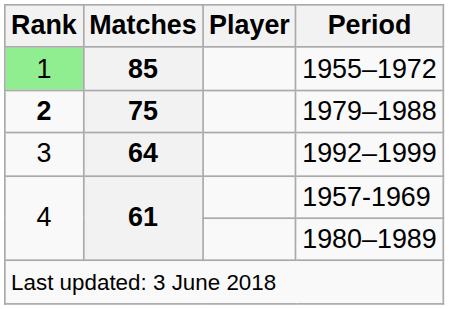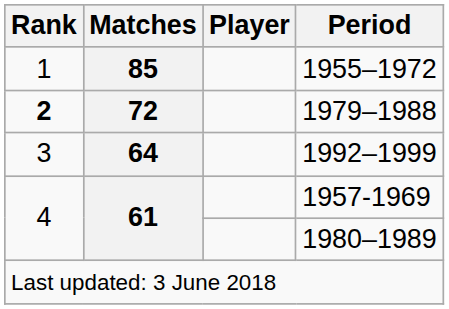(44, 68) lightgreen background -> (44, 68) no background
(143, 111) 75 -> (143, 111) 72
